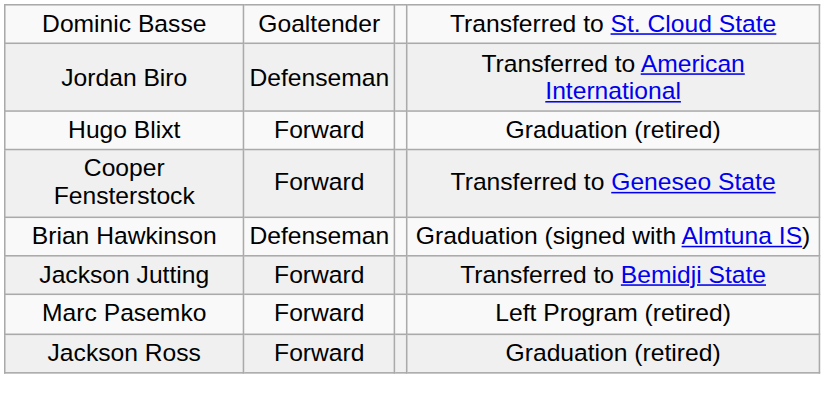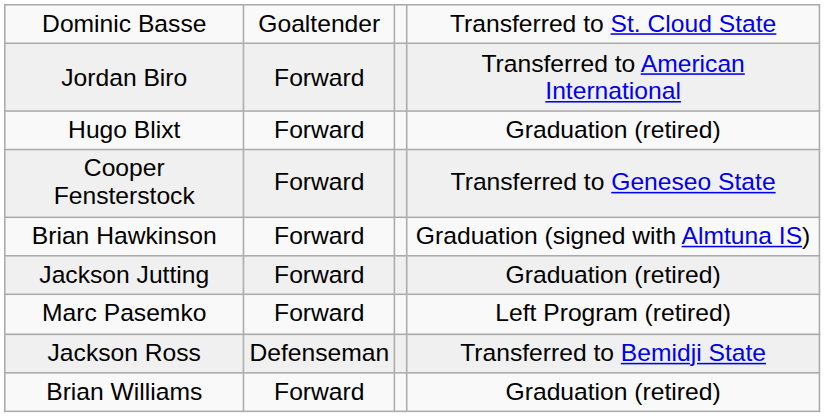(319, 76) Defenseman -> (319, 76) Forward
(319, 235) Defenseman -> (319, 235) Forward
(613, 274) Transferred to Bemidji State -> (613, 274) Graduation (retired)
(319, 353) Forward -> (319, 353) Defenseman
(613, 353) Graduation (retired) -> (613, 353) Transferred to Bemidji State
+ row: (124, 392)
